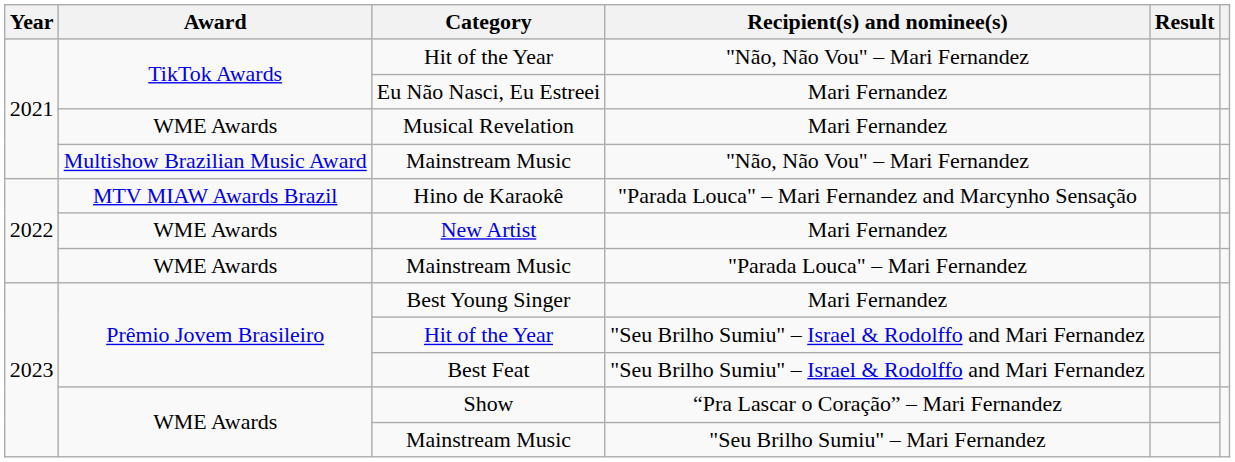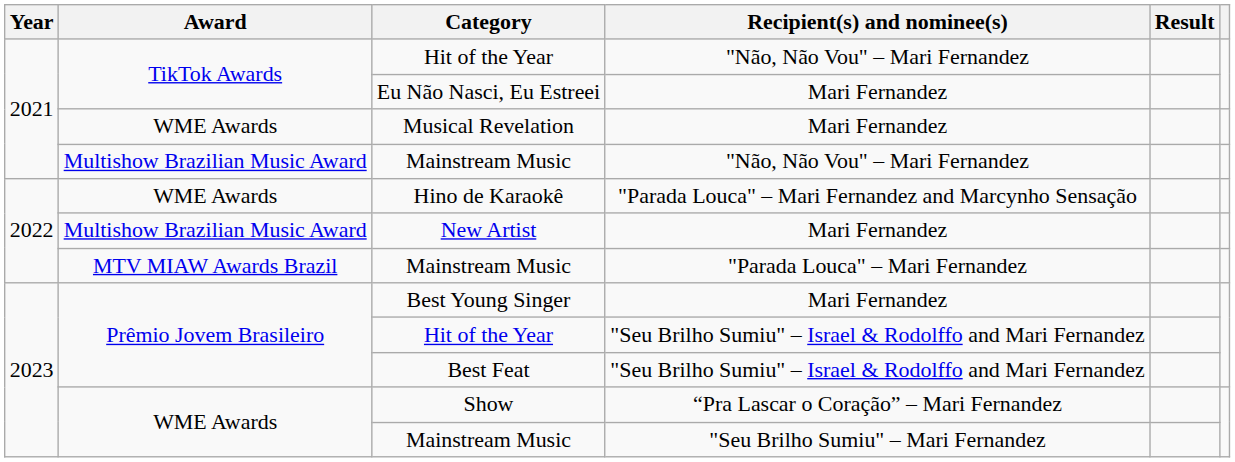(215, 195) MTV MIAW Awards Brazil -> (215, 195) WME Awards
(215, 230) WME Awards -> (215, 230) Multishow Brazilian Music Award
(215, 265) WME Awards -> (215, 265) MTV MIAW Awards Brazil
